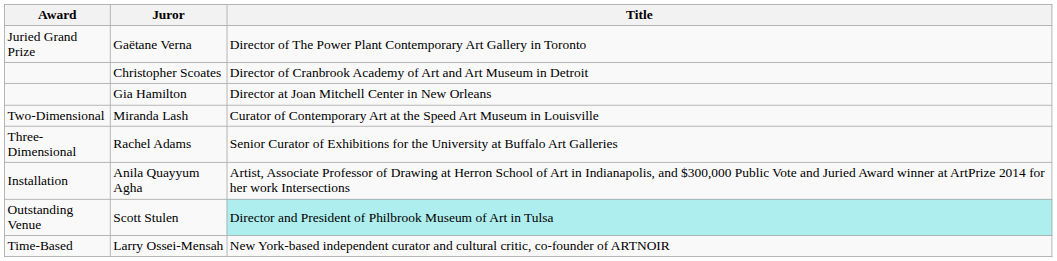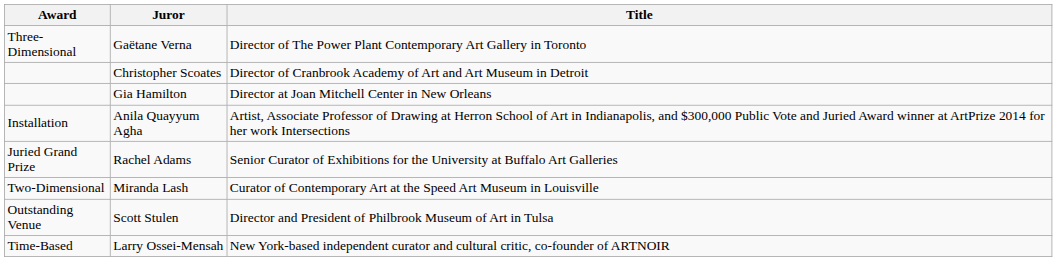(42, 44) Juried Grand Prize -> (42, 44) Three-Dimensional
rows swapped: (151, 115) <-> (156, 180)
(42, 144) Three-Dimensional -> (42, 159) Juried Grand Prize
(392, 217) paleturquoise background -> (392, 217) no background
